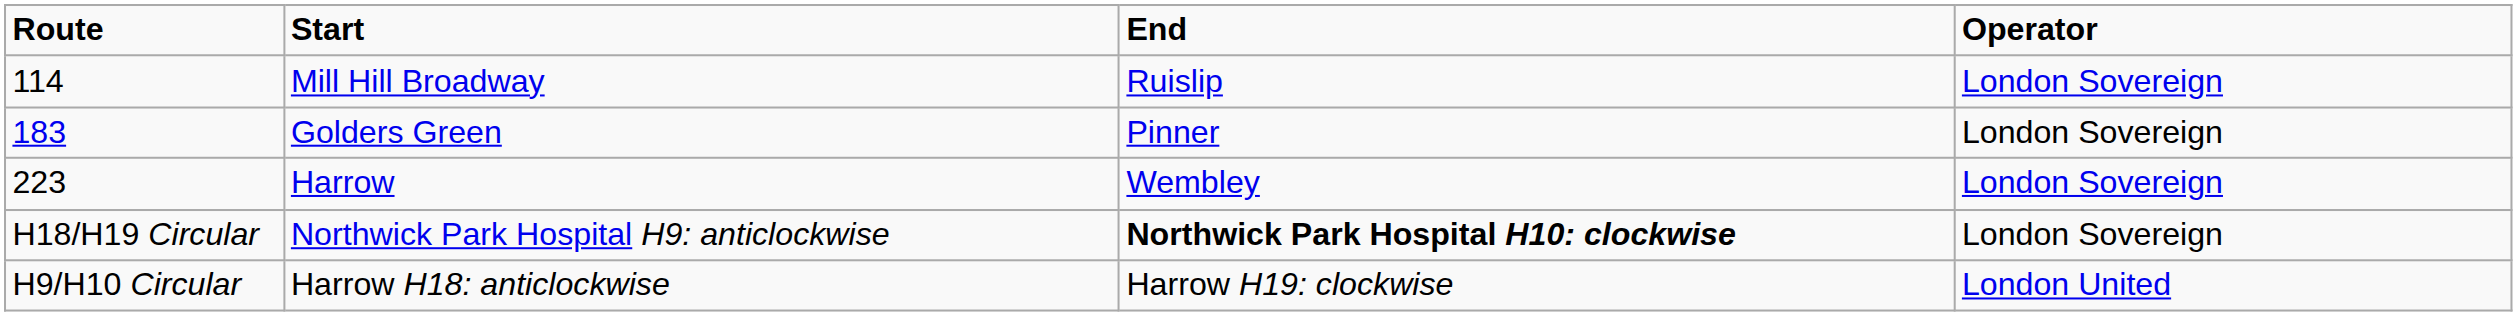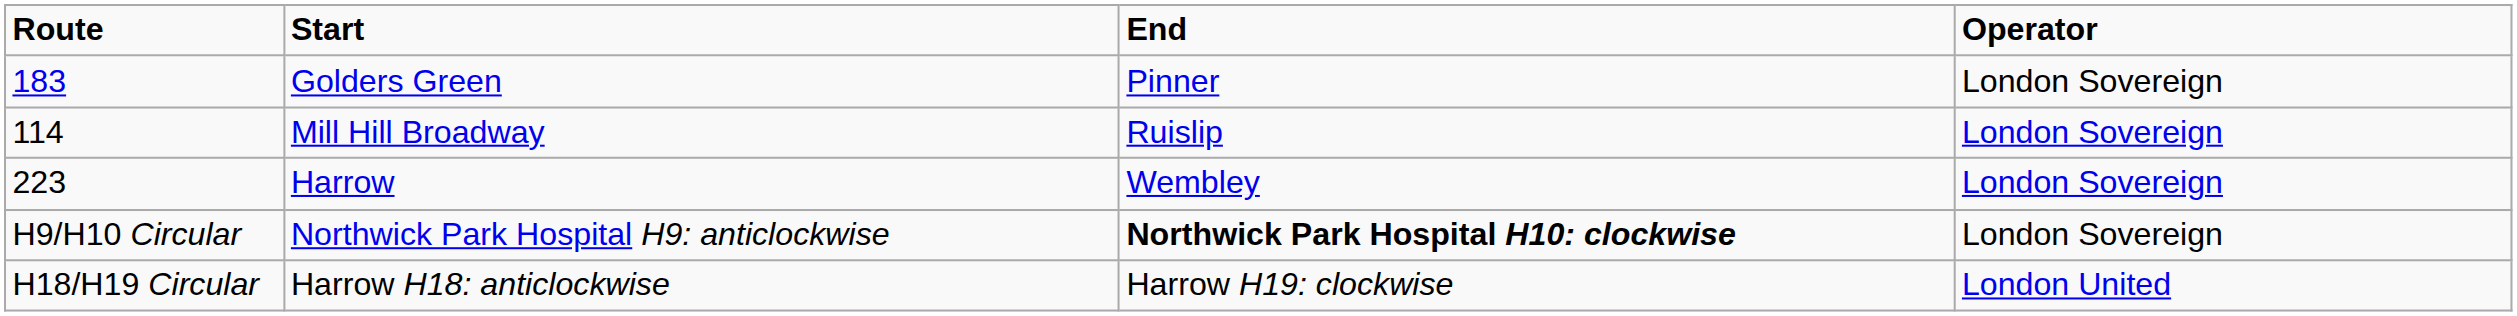rows swapped: (418, 81) <-> (396, 132)
(136, 234) H18/H19 Circular -> (127, 234) H9/H10 Circular
(127, 285) H9/H10 Circular -> (136, 285) H18/H19 Circular
